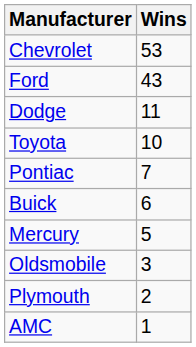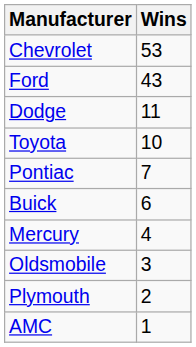(146, 234) 5 -> (146, 234) 4
